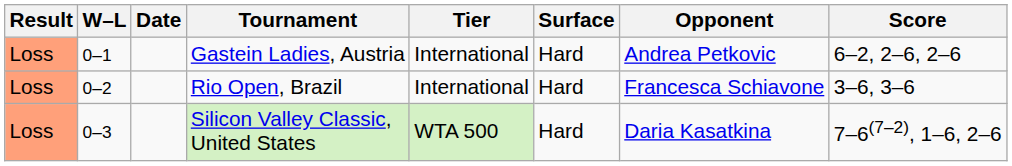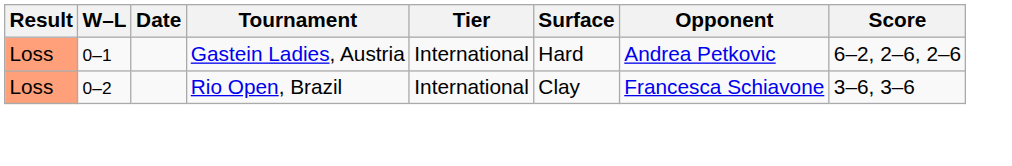(561, 86) Hard -> (559, 86) Clay
- row: (291, 131)
